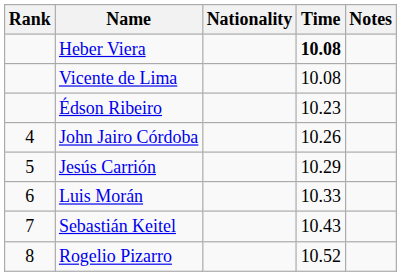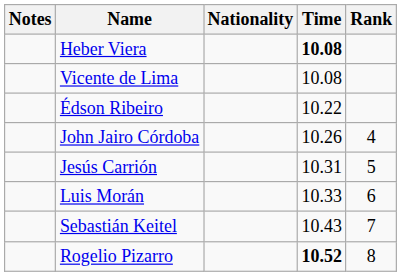columns swapped: (30, 19) <-> (371, 19)
(321, 108) 10.23 -> (322, 108) 10.22
(321, 167) 10.29 -> (322, 167) 10.31
(321, 256) normal -> (322, 256) bold
